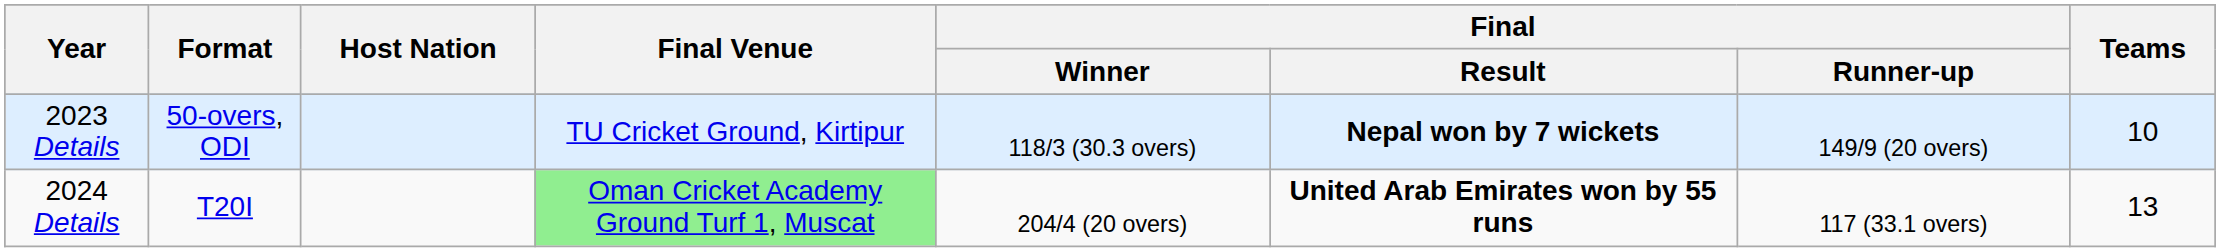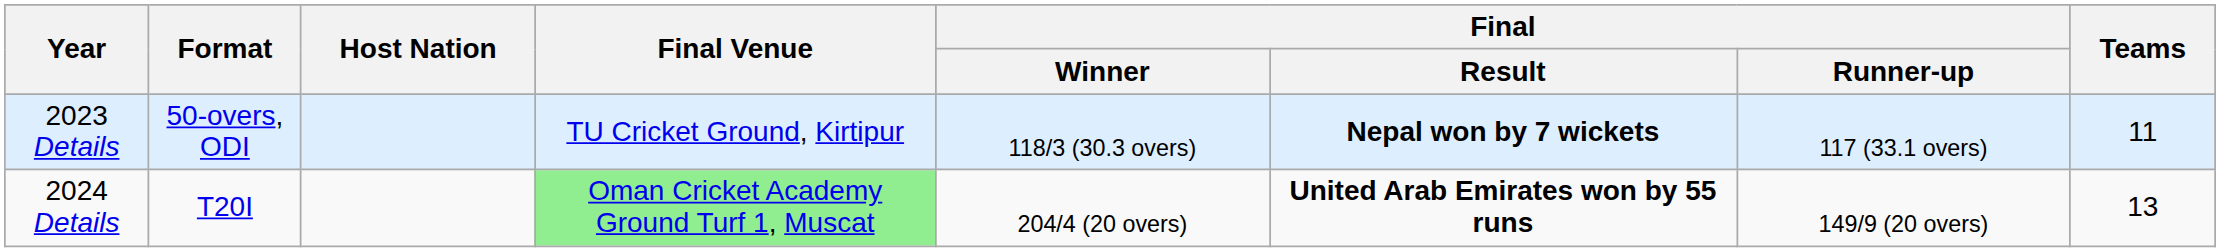(1903, 148) 149/9 (20 overs) -> (1903, 148) 117 (33.1 overs)
(2143, 131) 10 -> (2143, 131) 11
(1903, 224) 117 (33.1 overs) -> (1903, 224) 149/9 (20 overs)
